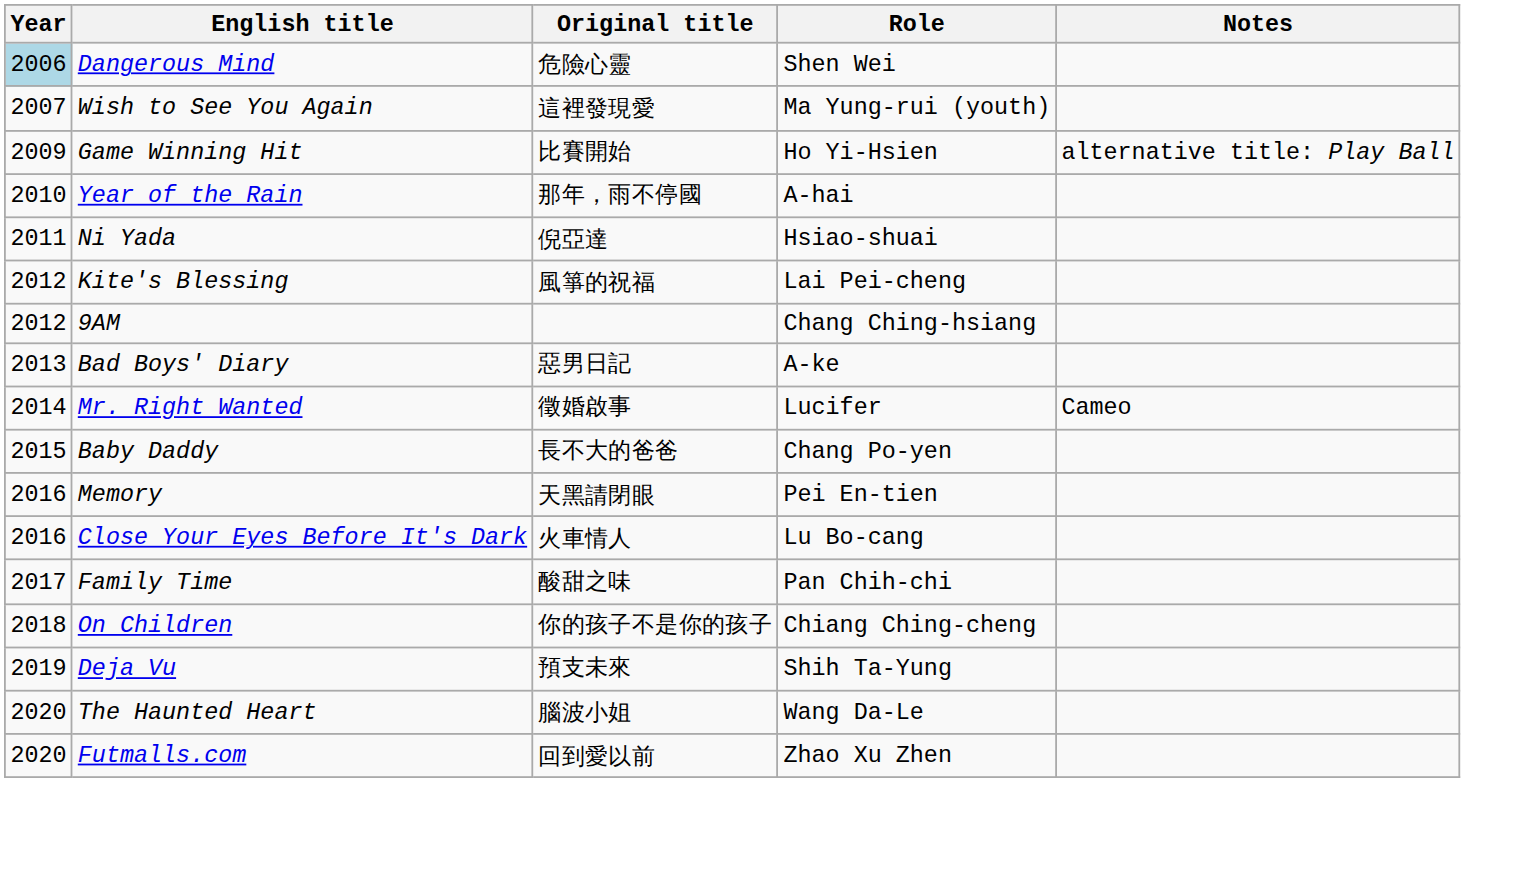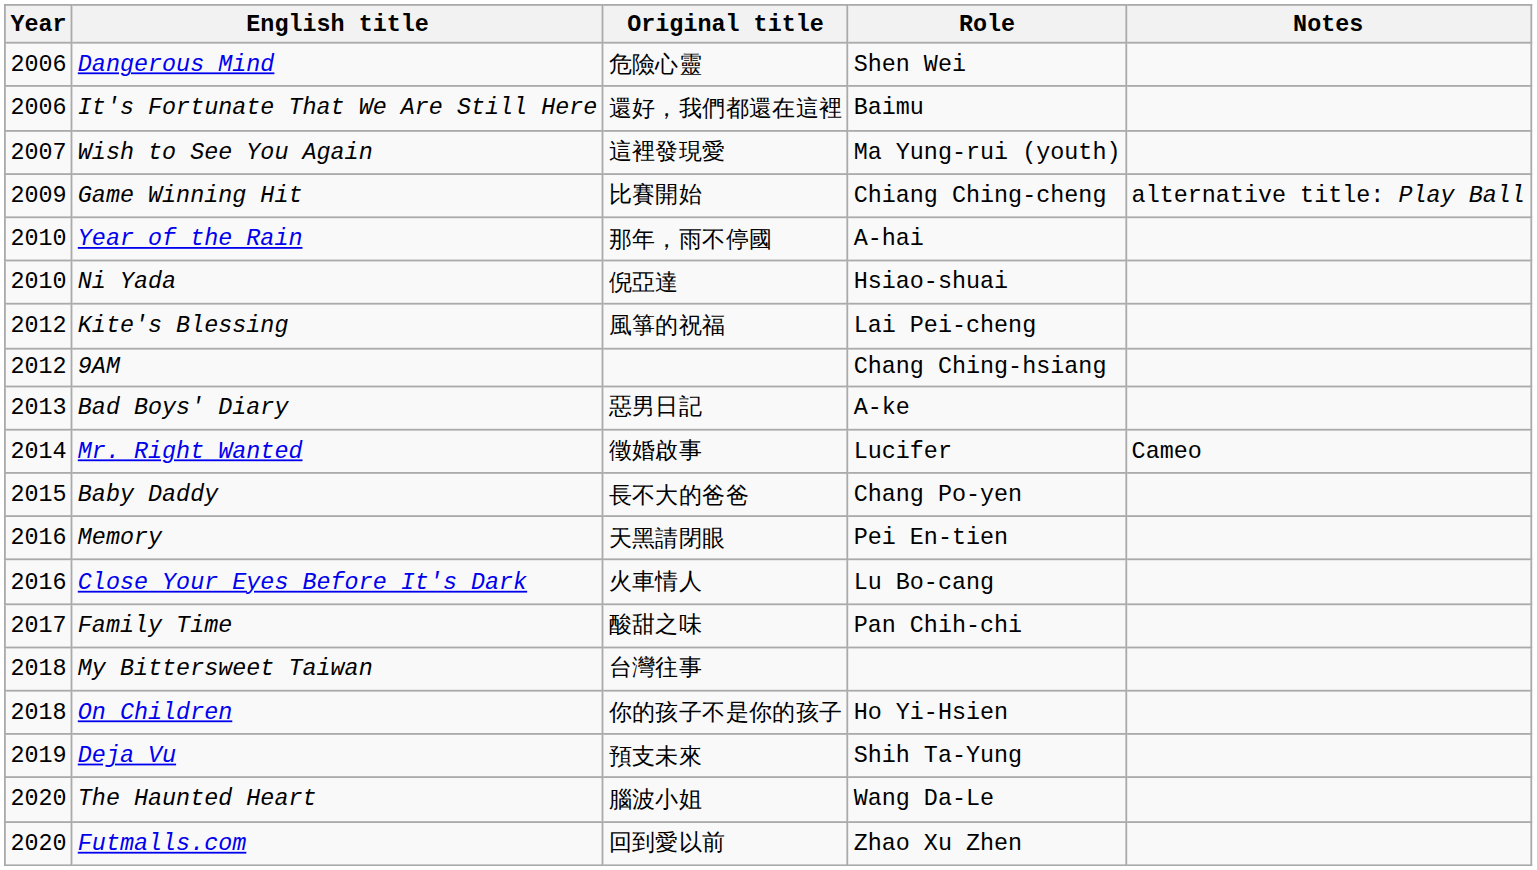(39, 65) lightblue background -> (39, 65) no background
+ row: (338, 108)
(861, 152) Ho Yi-Hsien -> (980, 195) Chiang Ching-cheng
(39, 239) 2011 -> (39, 282) 2010
+ row: (225, 669)
(910, 625) Chiang Ching-cheng -> (931, 712) Ho Yi-Hsien
